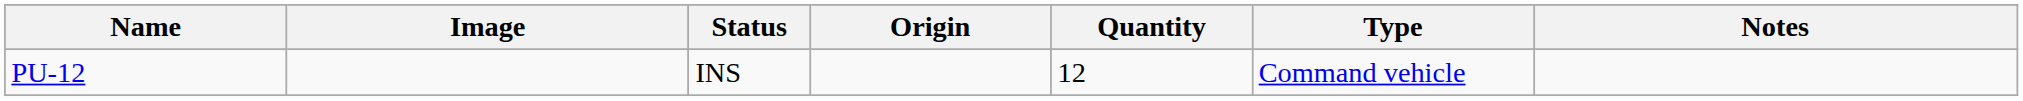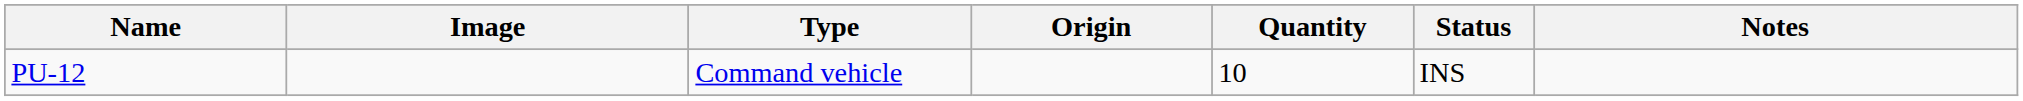columns swapped: (1393, 26) <-> (749, 26)
(1072, 71) 12 -> (1233, 71) 10
